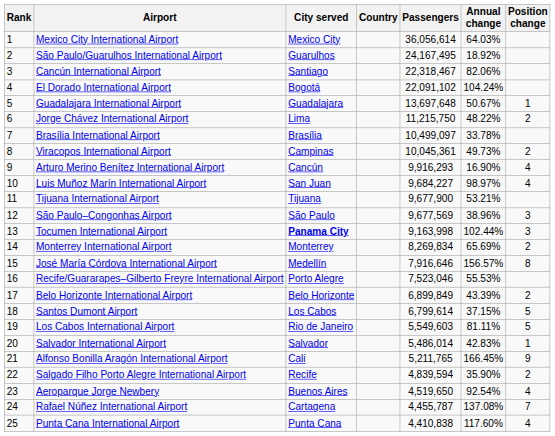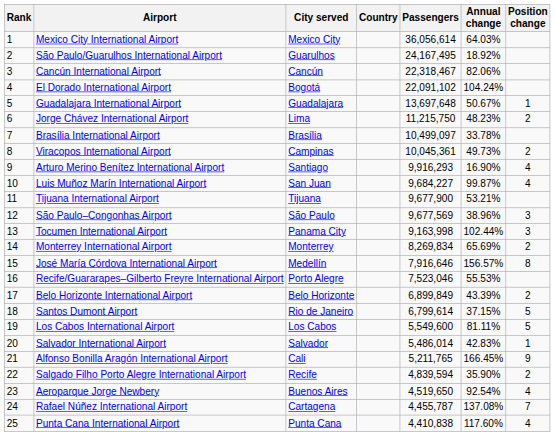(308, 71) Santiago -> (306, 71) Cancún
(483, 119) 48.22% -> (483, 119) 48.23%
(306, 167) Cancún -> (308, 167) Santiago
(483, 183) 98.97% -> (483, 183) 99.87%
(318, 231) bold -> (317, 231) normal
(312, 311) Los Cabos -> (321, 311) Rio de Janeiro
(321, 327) Rio de Janeiro -> (312, 327) Los Cabos
(431, 327) 5,549,603 -> (431, 327) 5,549,600
